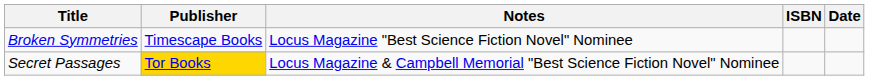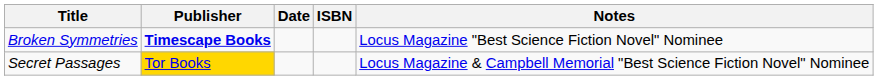columns swapped: (845, 16) <-> (524, 16)
(203, 39) normal -> (208, 39) bold
